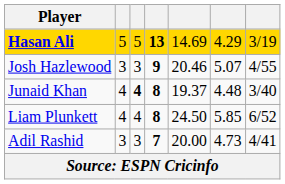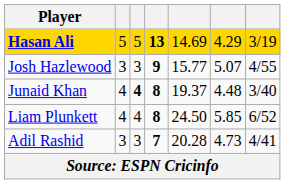(189, 66) 20.46 -> (189, 66) 15.77
(189, 141) 20.00 -> (189, 141) 20.28
